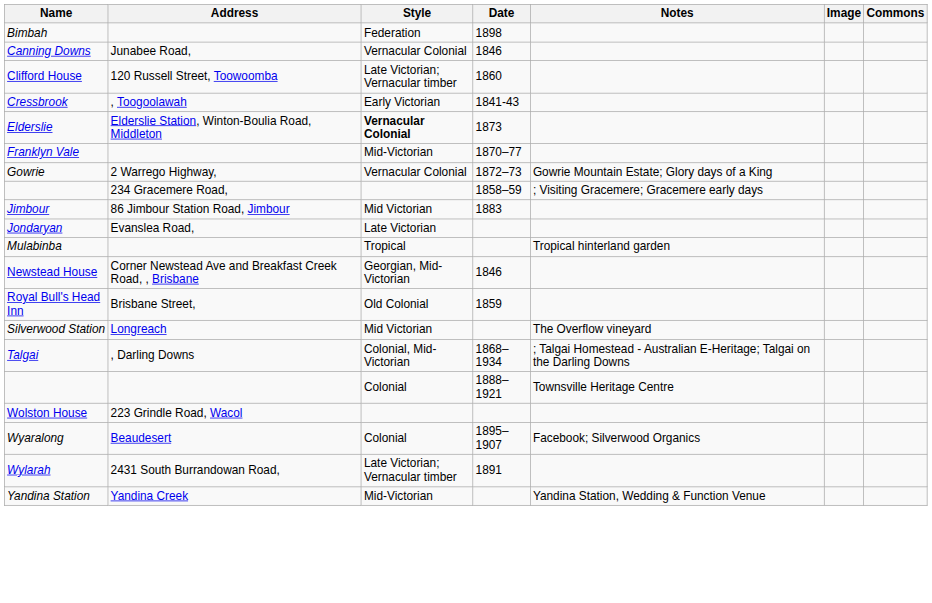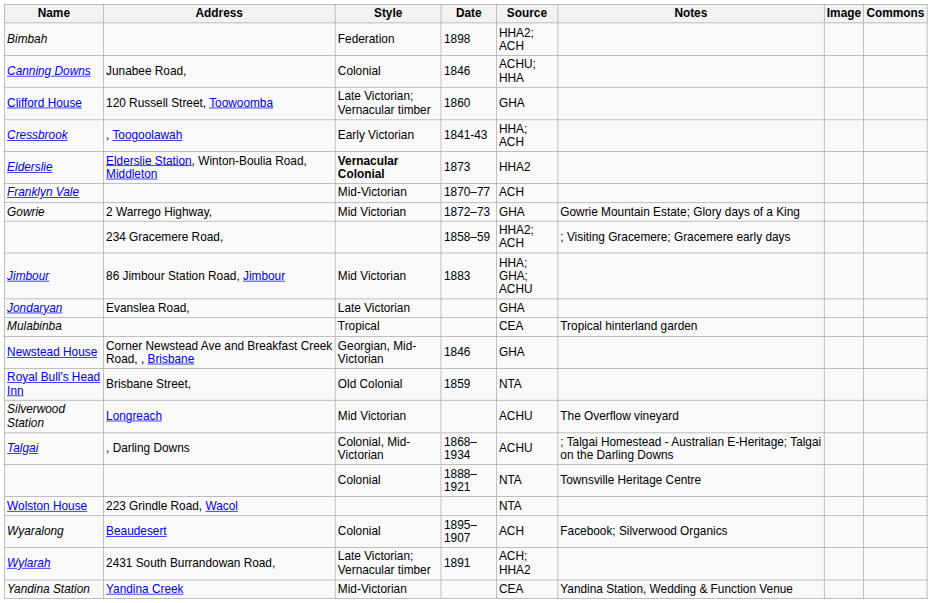+ column: (527, 13)
(415, 51) Vernacular Colonial -> (359, 71) Colonial
(415, 171) Vernacular Colonial -> (372, 211) Mid Victorian
